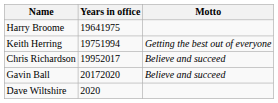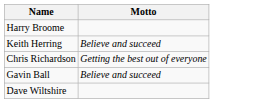- column: (110, 12)
(208, 43) Getting the best out of everyone -> (121, 43) Believe and succeed
(185, 59) Believe and succeed -> (144, 59) Getting the best out of everyone
